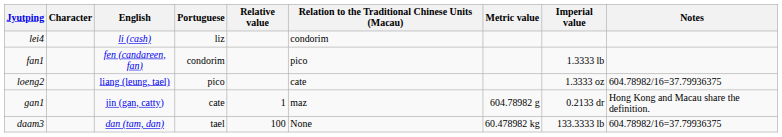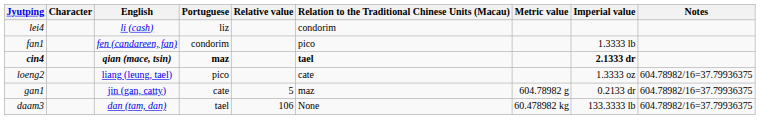+ row: (35, 59)
(283, 103) 1 -> (291, 91) 5
(674, 103) Hong Kong and Macau share the definition. -> (696, 91) 604.78982/16=37.79936375
(278, 124) 100 -> (286, 106) 106
